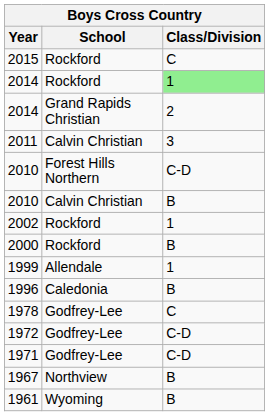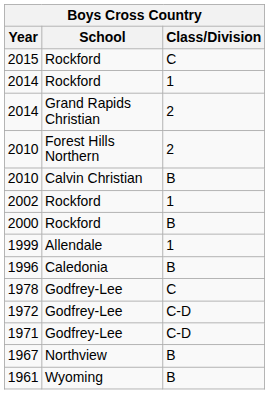(170, 81) lightgreen background -> (170, 81) no background
- row: (23, 141)
(179, 171) C-D -> (170, 149) 2
